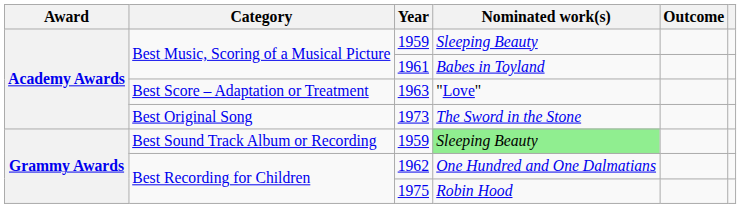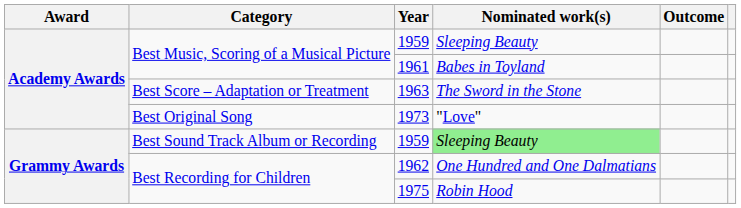(459, 91) "Love" -> (509, 91) The Sword in the Stone
(509, 116) The Sword in the Stone -> (459, 116) "Love"
